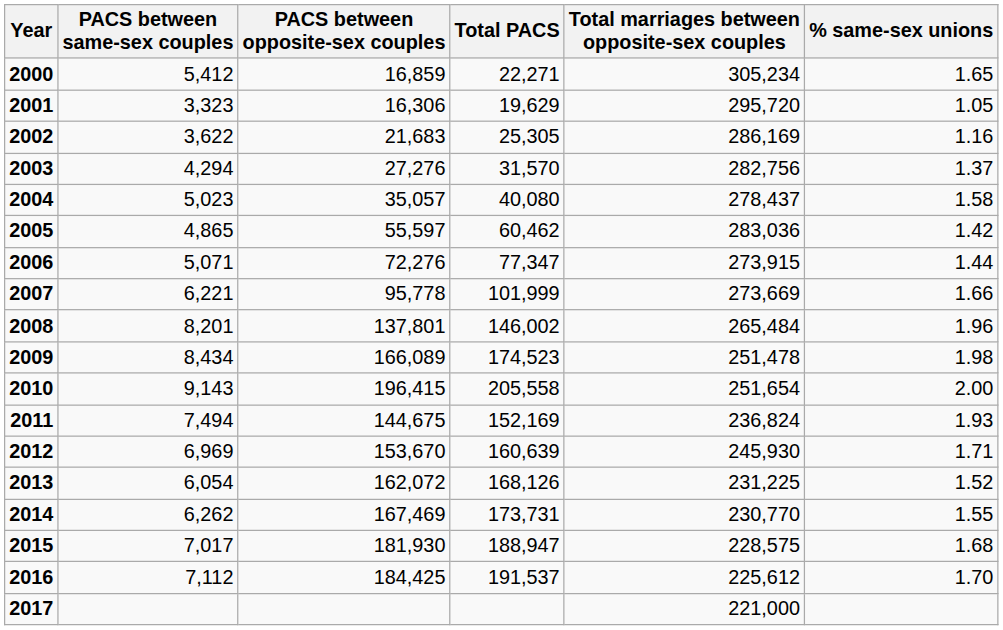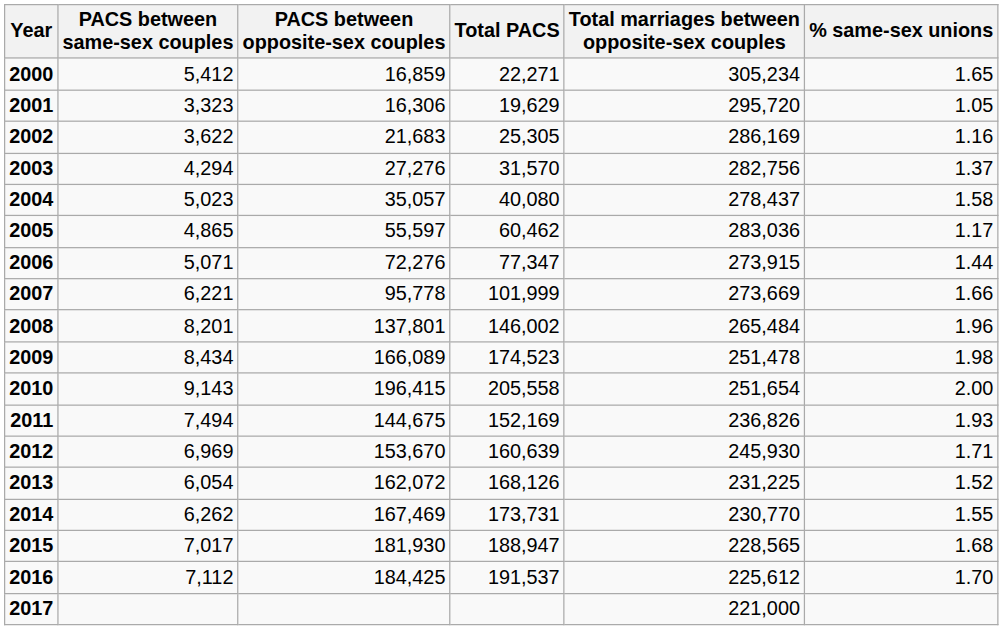(974, 231) 1.42 -> (974, 231) 1.17
(764, 420) 236,824 -> (764, 420) 236,826
(764, 545) 228,575 -> (764, 545) 228,565
